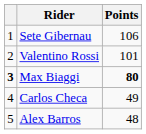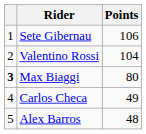(129, 56) 101 -> (129, 56) 104
(132, 77) bold -> (132, 77) normal
